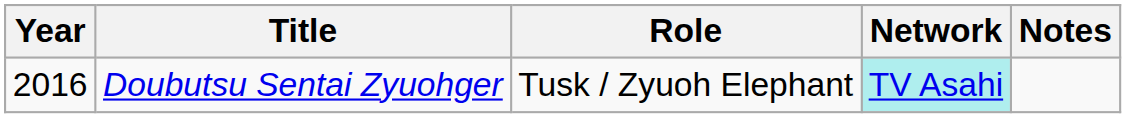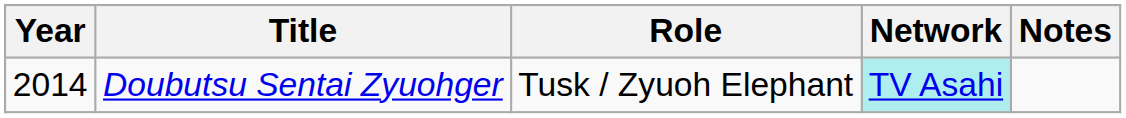(50, 84) 2016 -> (50, 84) 2014
